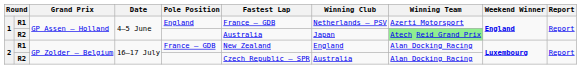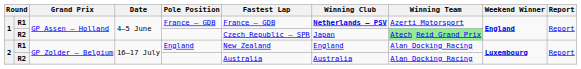(179, 22) England -> (190, 22) France – GDB
(350, 22) normal -> (350, 22) bold
(243, 34) Australia -> (267, 34) Czech Republic – SPR
(190, 46) France – GDB -> (179, 46) England
(267, 58) Czech Republic – SPR -> (243, 58) Australia
